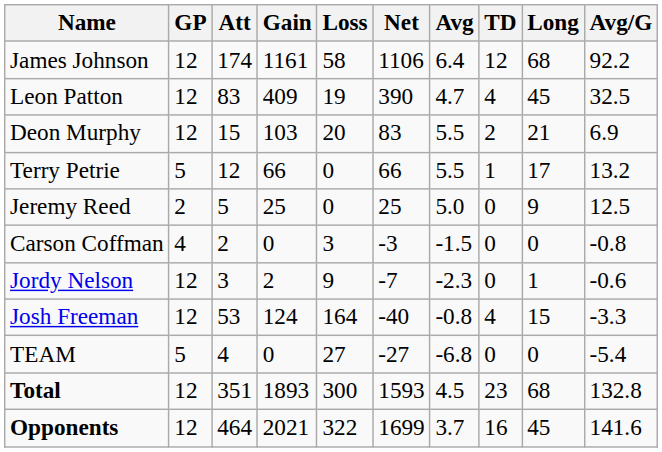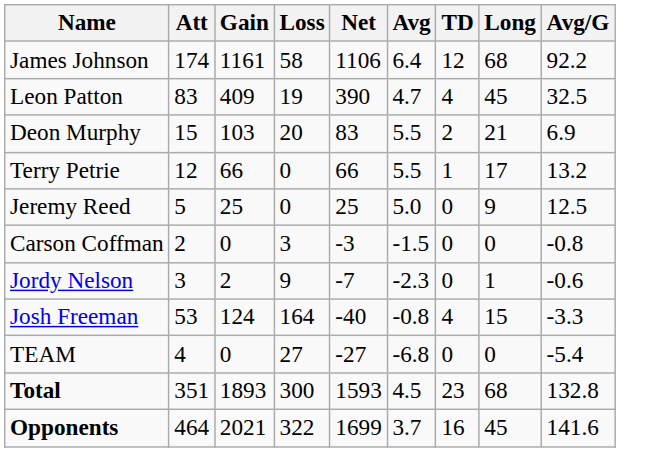- column: (190, 22)
